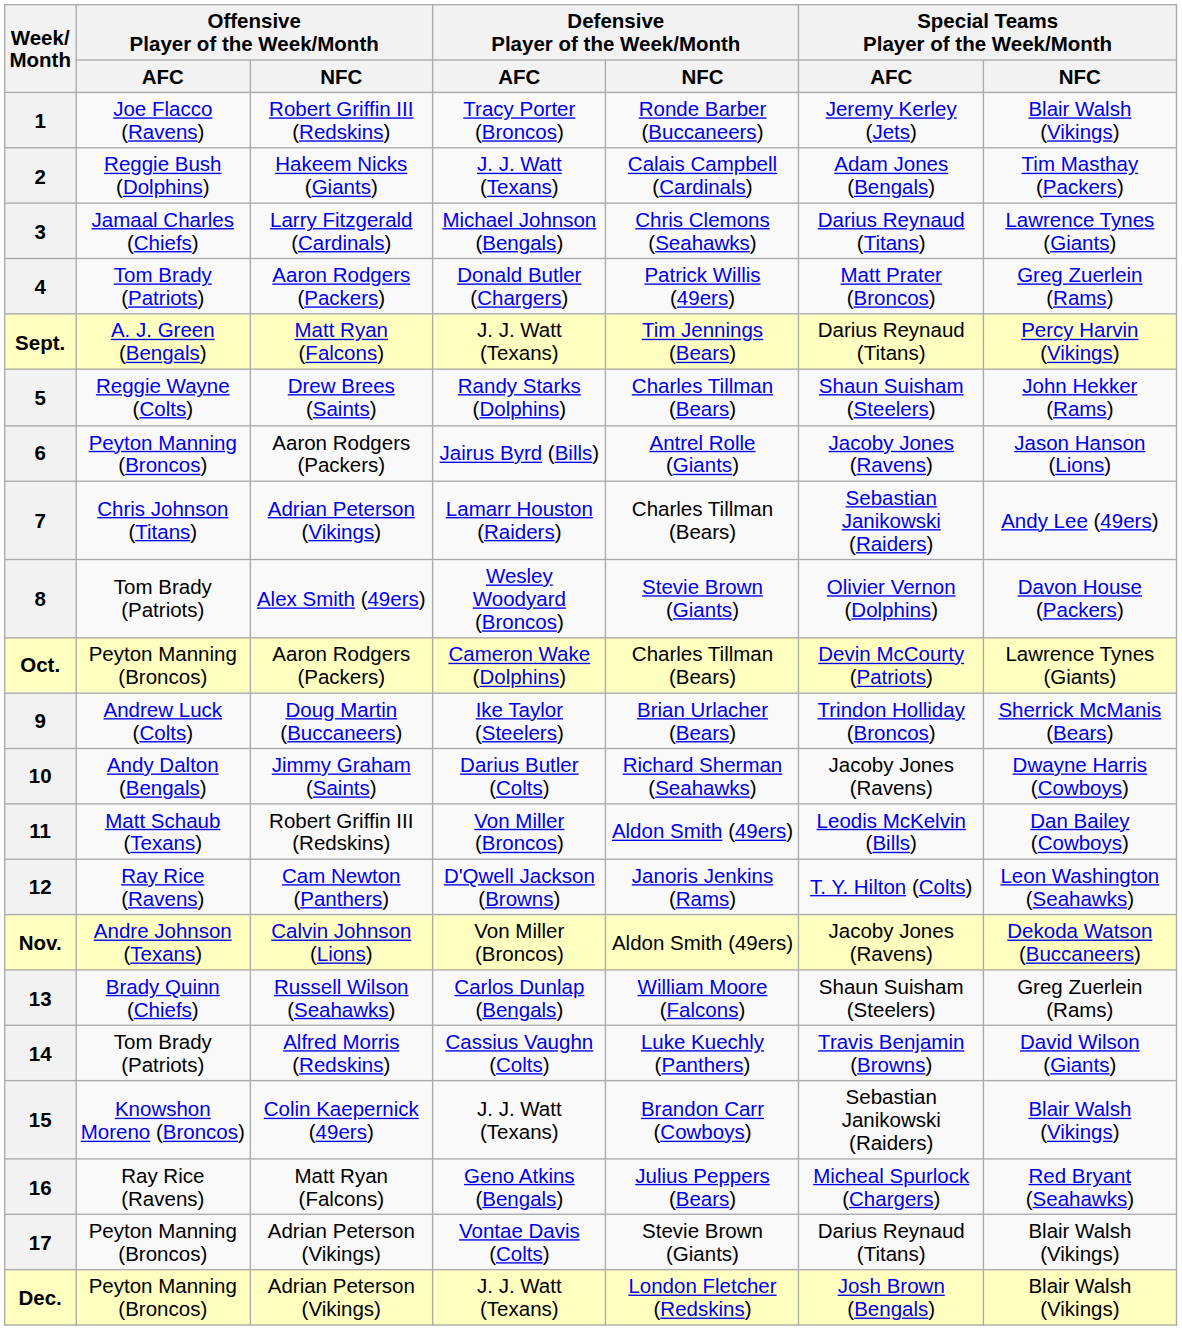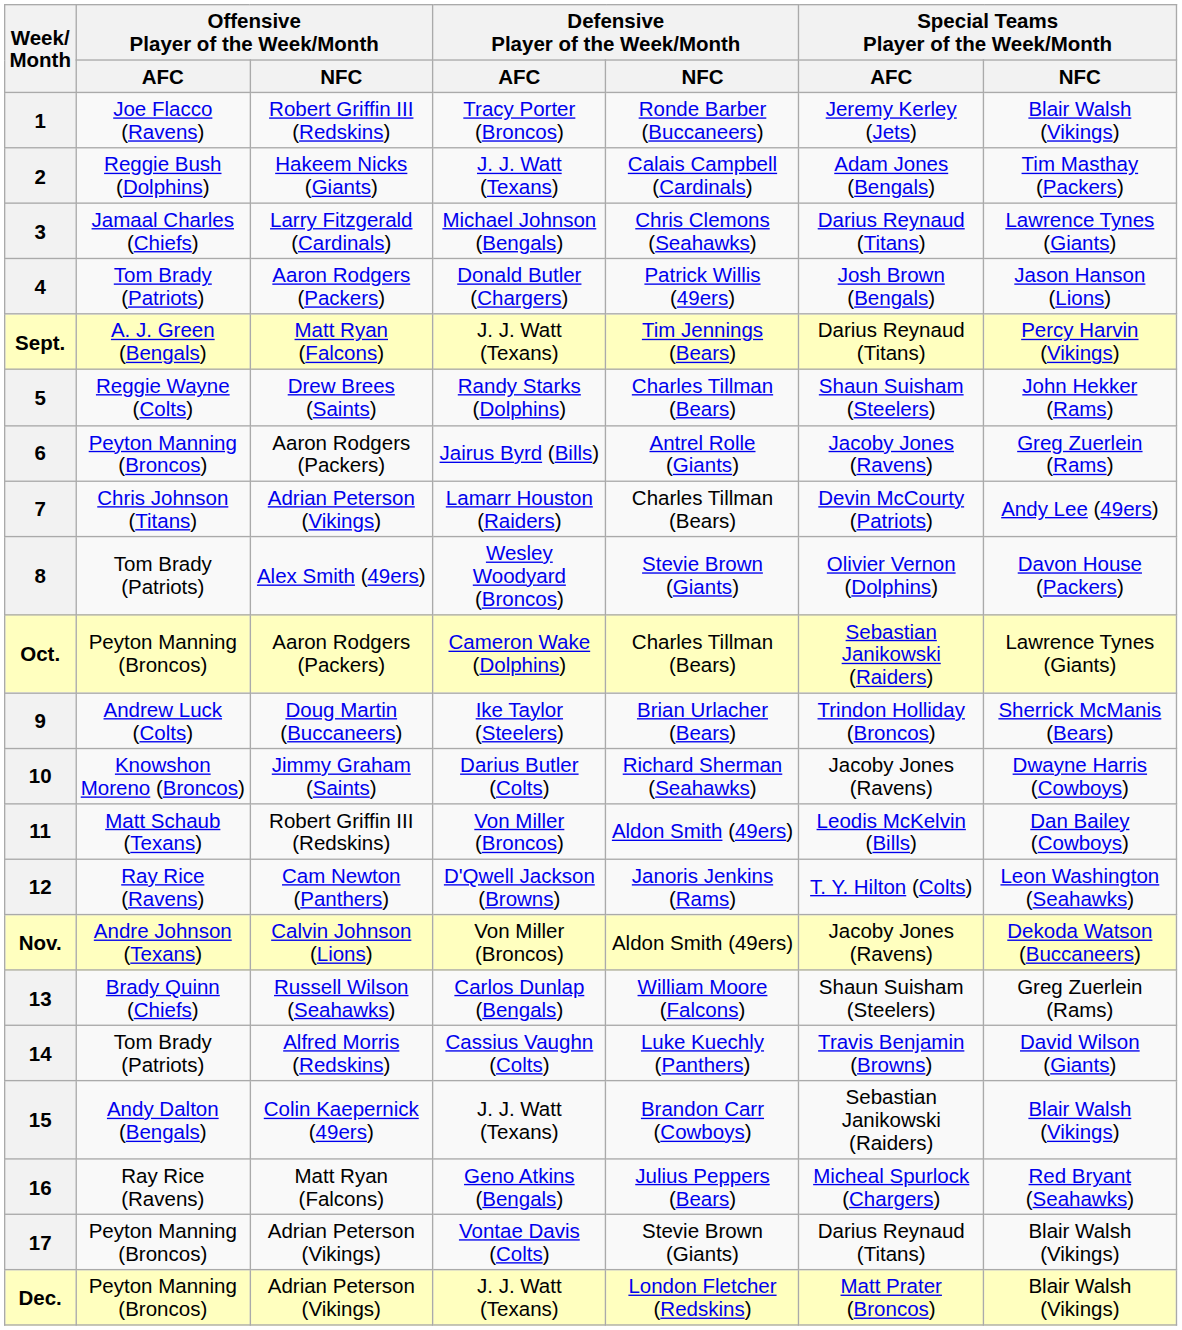(891, 287) Matt Prater (Broncos) -> (891, 287) Josh Brown (Bengals)
(1080, 287) Greg Zuerlein (Rams) -> (1080, 287) Jason Hanson (Lions)
(1080, 453) Jason Hanson (Lions) -> (1080, 453) Greg Zuerlein (Rams)
(891, 520) Sebastian Janikowski (Raiders) -> (891, 509) Devin McCourty (Patriots)
(891, 665) Devin McCourty (Patriots) -> (891, 654) Sebastian Janikowski (Raiders)
(163, 776) Andy Dalton (Bengals) -> (163, 776) Knowshon Moreno (Broncos)
(163, 1120) Knowshon Moreno (Broncos) -> (163, 1120) Andy Dalton (Bengals)
(891, 1298) Josh Brown (Bengals) -> (891, 1298) Matt Prater (Broncos)
